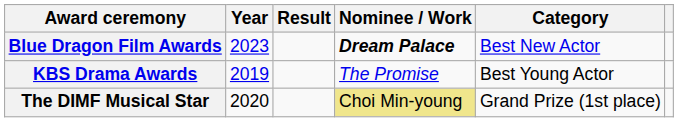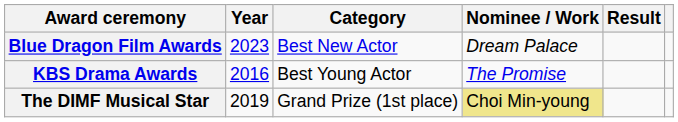columns swapped: (570, 18) <-> (304, 18)
(397, 46) bold -> (522, 46) normal
(249, 74) 2019 -> (249, 74) 2016
(249, 102) 2020 -> (249, 102) 2019
